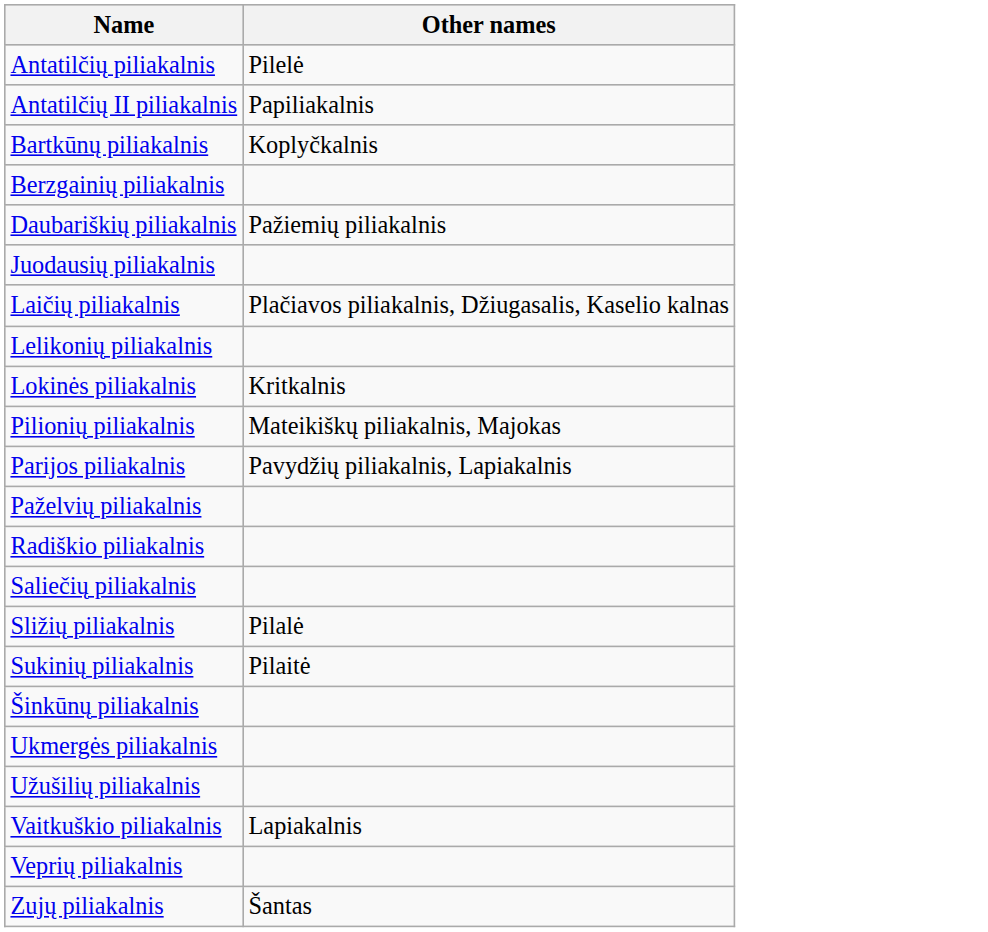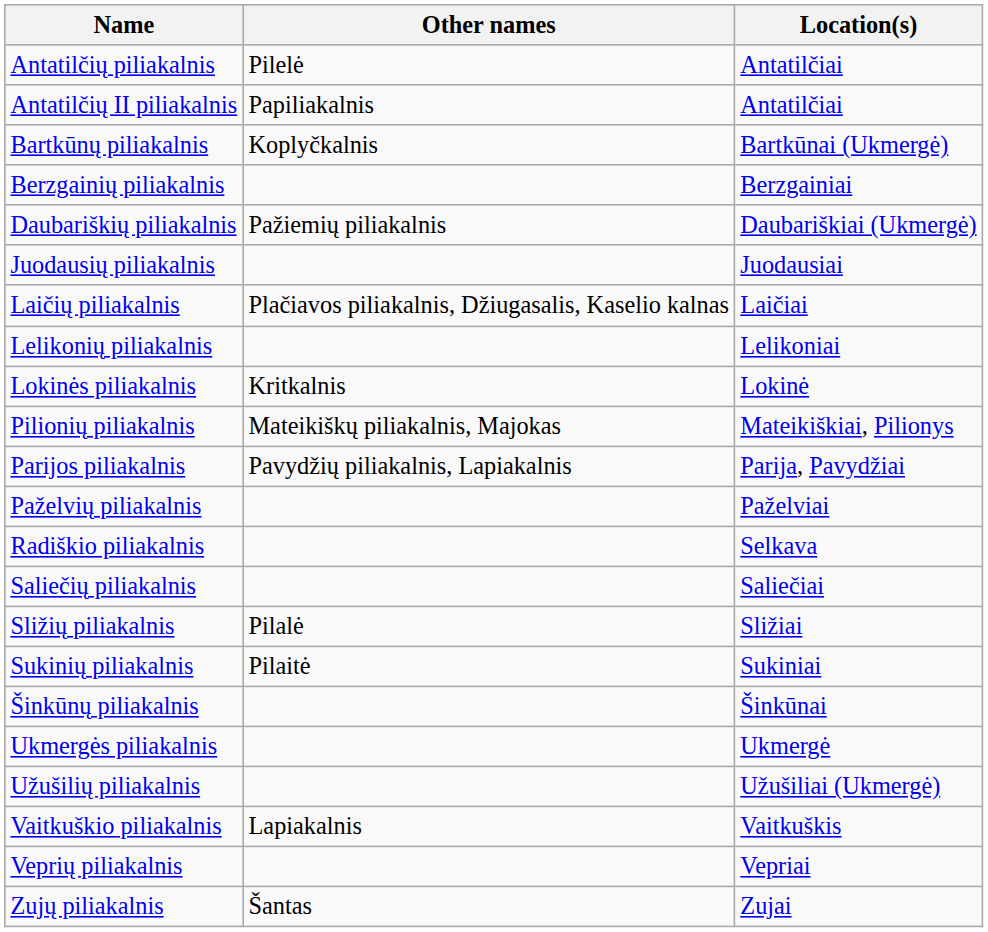+ column: (859, 24)
